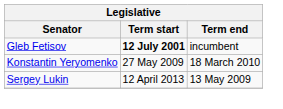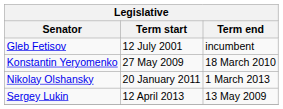(154, 46) bold -> (153, 46) normal
+ row: (50, 79)
